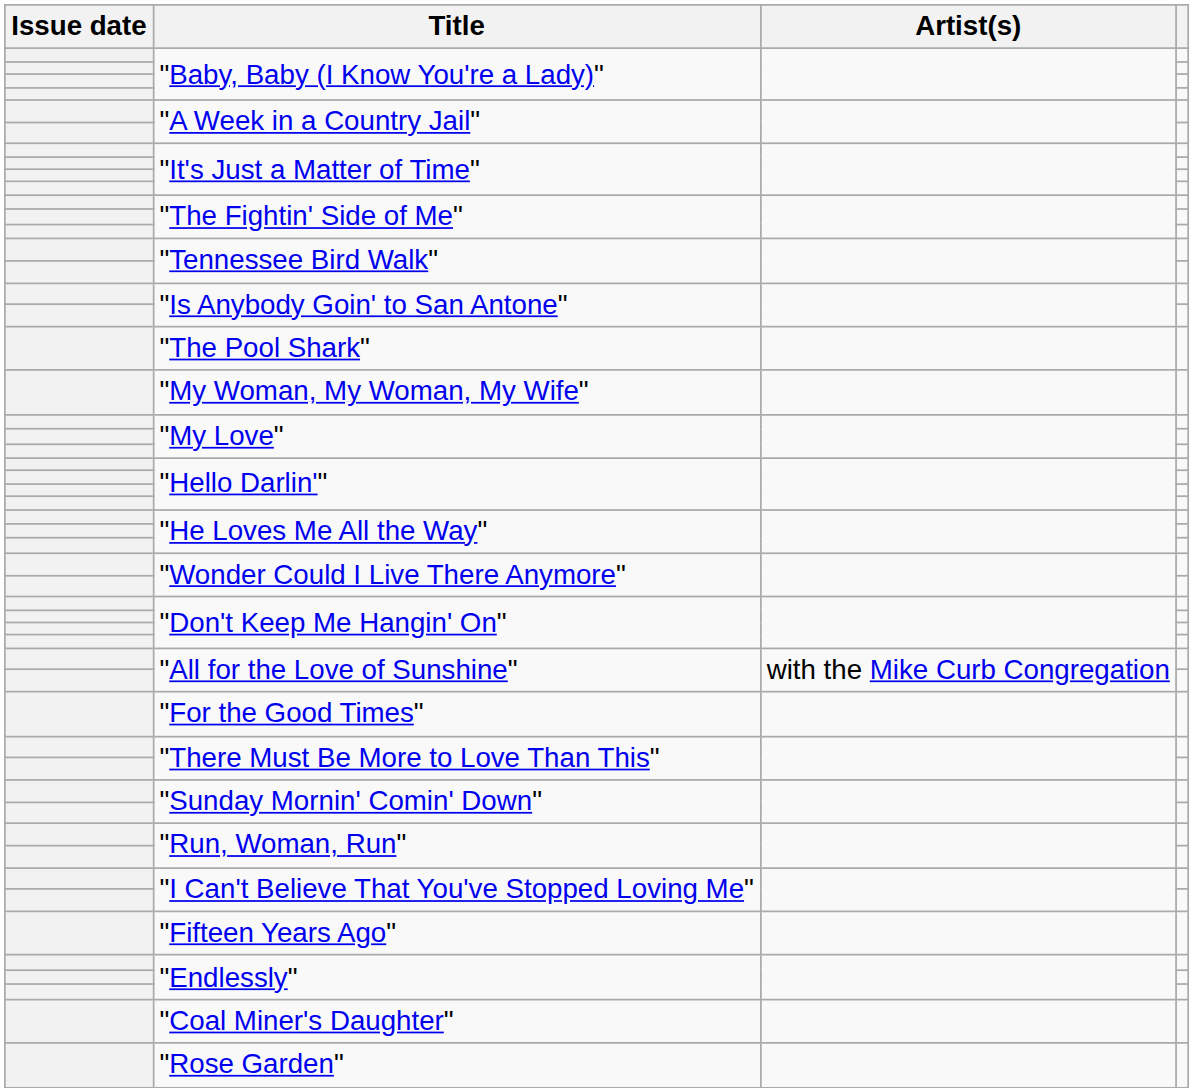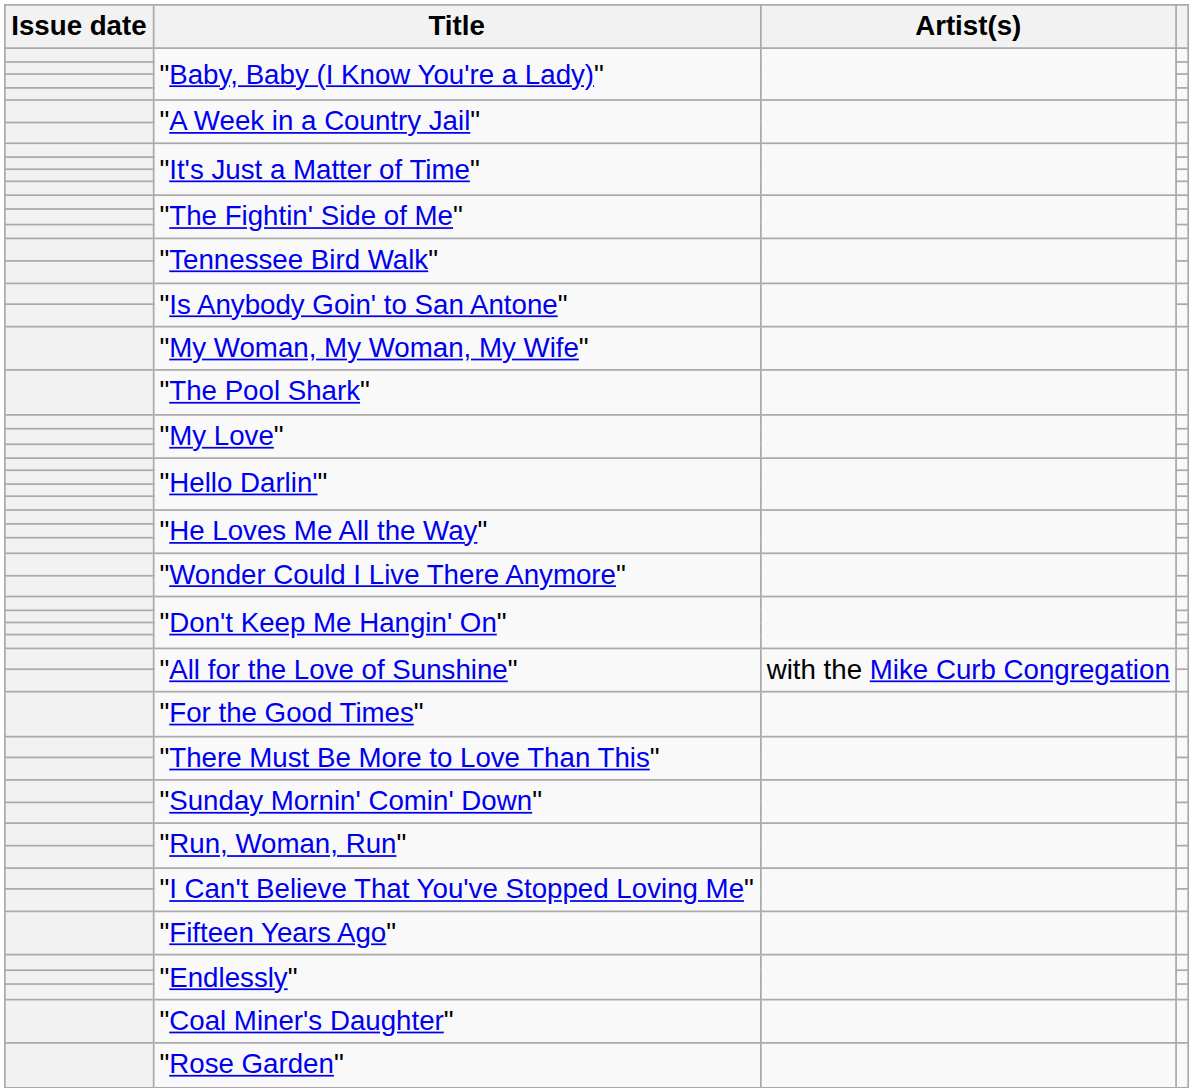rows swapped: (374, 391) <-> (265, 348)
